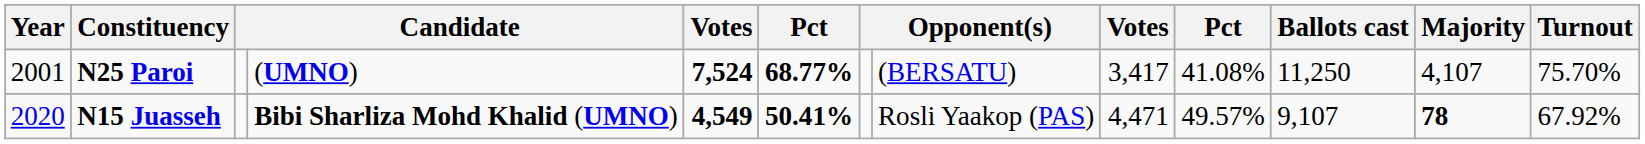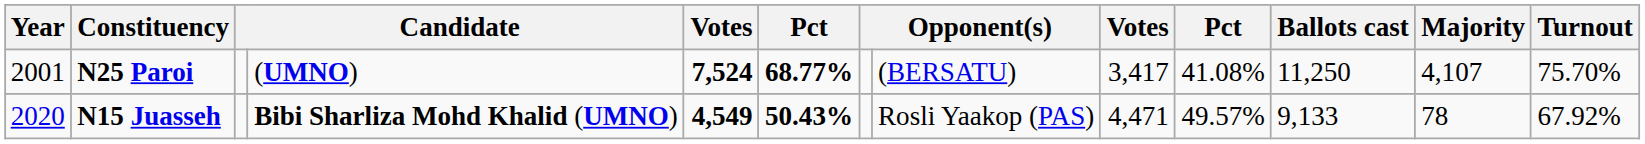(809, 116) 50.41% -> (809, 116) 50.43%
(1308, 116) 9,107 -> (1308, 116) 9,133
(1435, 116) bold -> (1435, 116) normal
